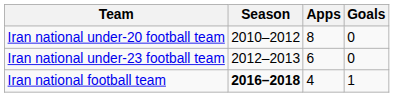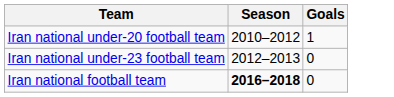- column: (324, 15)
(351, 37) 0 -> (310, 37) 1
(351, 80) 1 -> (310, 80) 0
